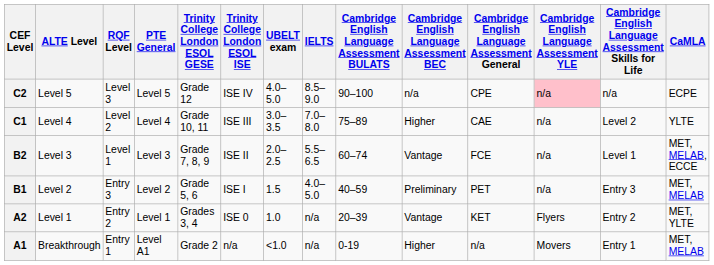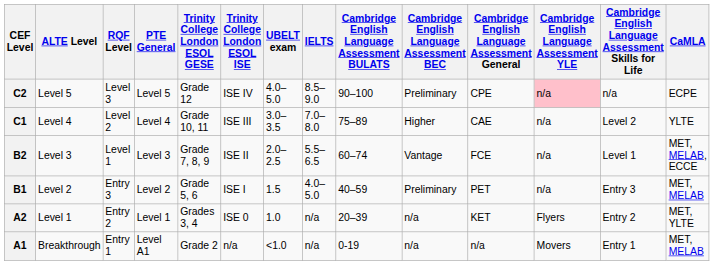(412, 93) n/a -> (430, 93) Preliminary
(423, 218) Vantage -> (412, 218) n/a
(420, 246) Higher -> (412, 246) n/a
